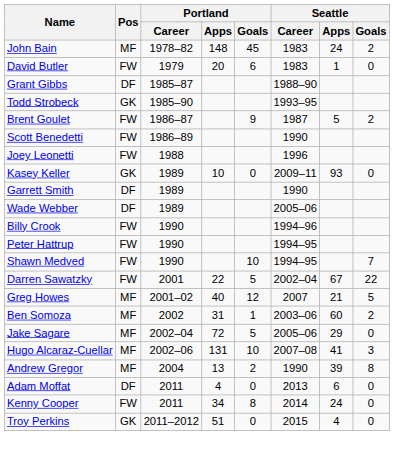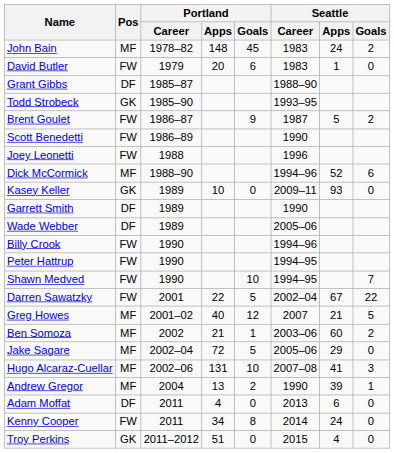+ row: (47, 173)
(218, 315) 31 -> (218, 333) 21
(371, 368) 8 -> (371, 386) 1
